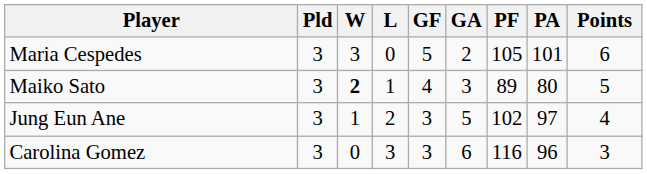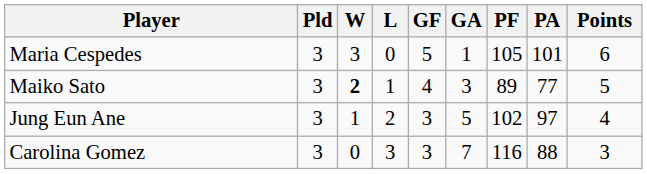(466, 53) 2 -> (466, 53) 1
(547, 86) 80 -> (547, 86) 77
(466, 151) 6 -> (466, 151) 7
(547, 151) 96 -> (547, 151) 88
